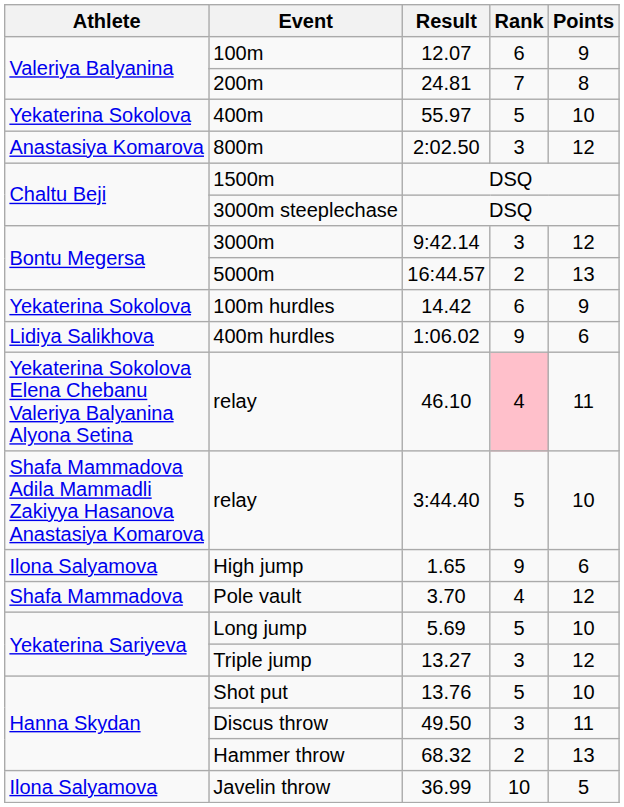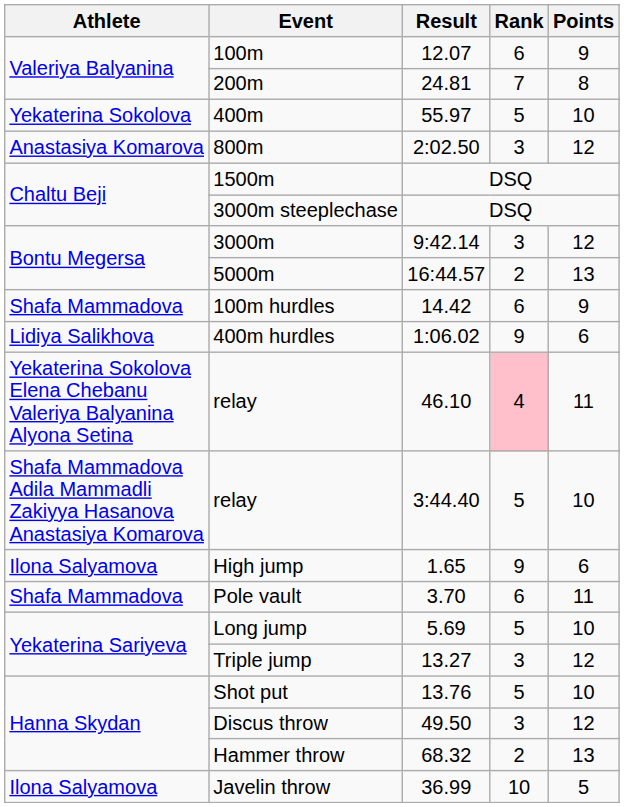(100, 305) Yekaterina Sokolova -> (96, 305) Shafa Mammadova
(519, 597) 4 -> (519, 597) 6
(583, 597) 12 -> (583, 597) 11
(583, 724) 11 -> (583, 724) 12
